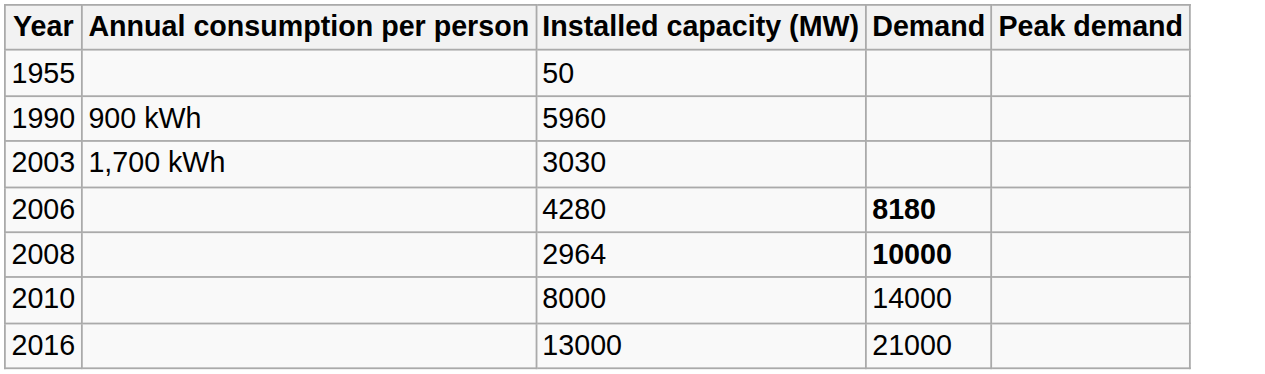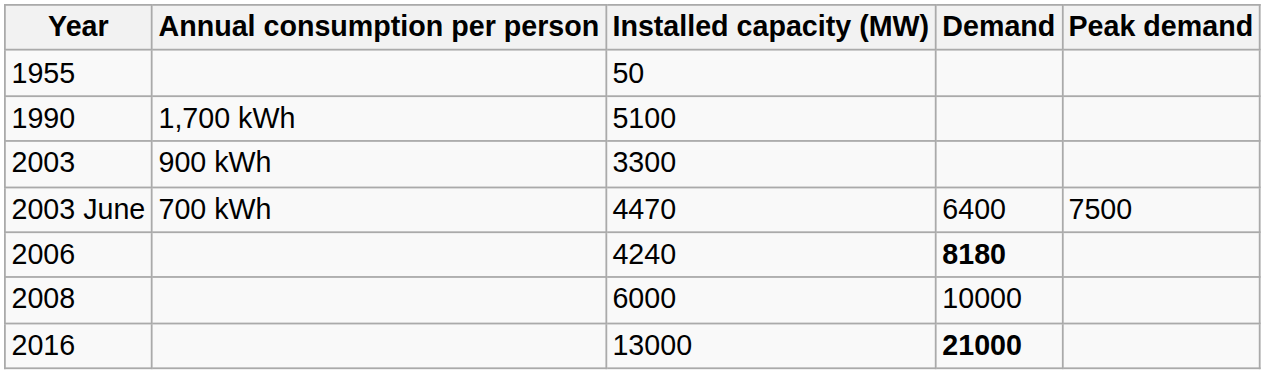(145, 118) 900 kWh -> (227, 118) 1,700 kWh
(574, 118) 5960 -> (644, 118) 5100
(157, 163) 1,700 kWh -> (215, 163) 900 kWh
(574, 163) 3030 -> (644, 163) 3300
+ row: (78, 208)
(574, 208) 4280 -> (644, 254) 4240
(574, 254) 2964 -> (644, 299) 6000
(912, 254) bold -> (982, 299) normal
- row: (43, 299)
(912, 345) normal -> (982, 345) bold
